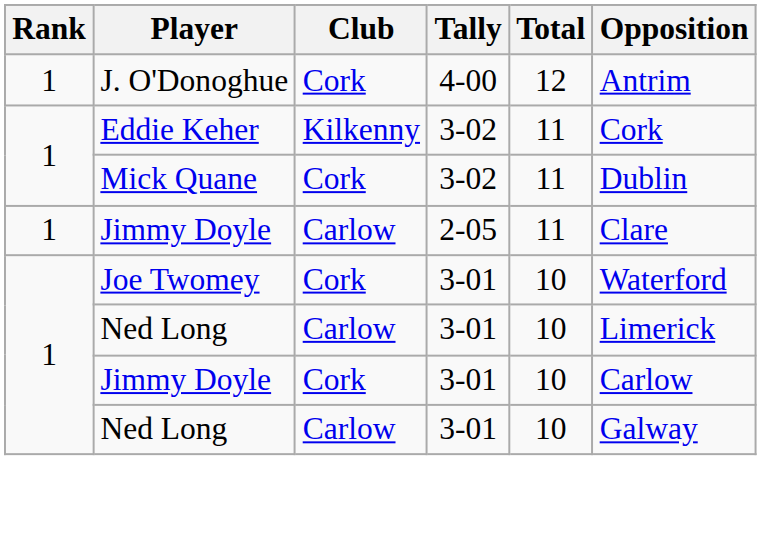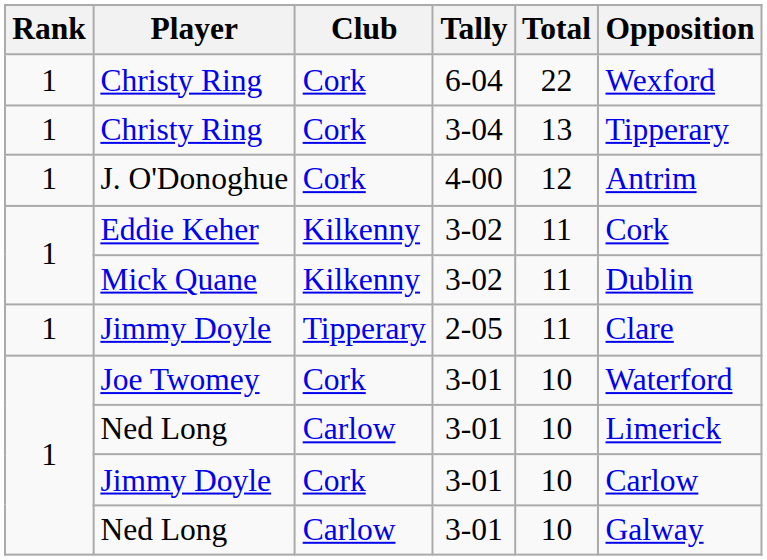+ row: (181, 79)
+ row: (181, 129)
(334, 179) Cork -> (361, 279) Kilkenny
(349, 229) Carlow -> (364, 329) Tipperary
